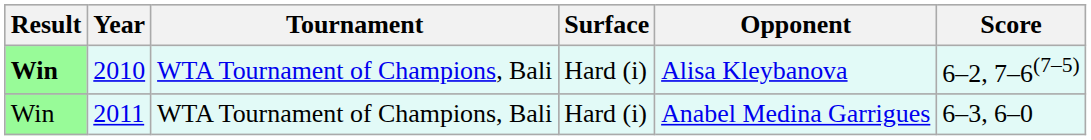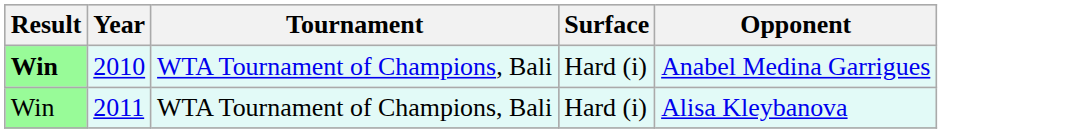- column: (1011, 25)
(754, 69) Alisa Kleybanova -> (796, 66) Anabel Medina Garrigues
(796, 114) Anabel Medina Garrigues -> (754, 107) Alisa Kleybanova
